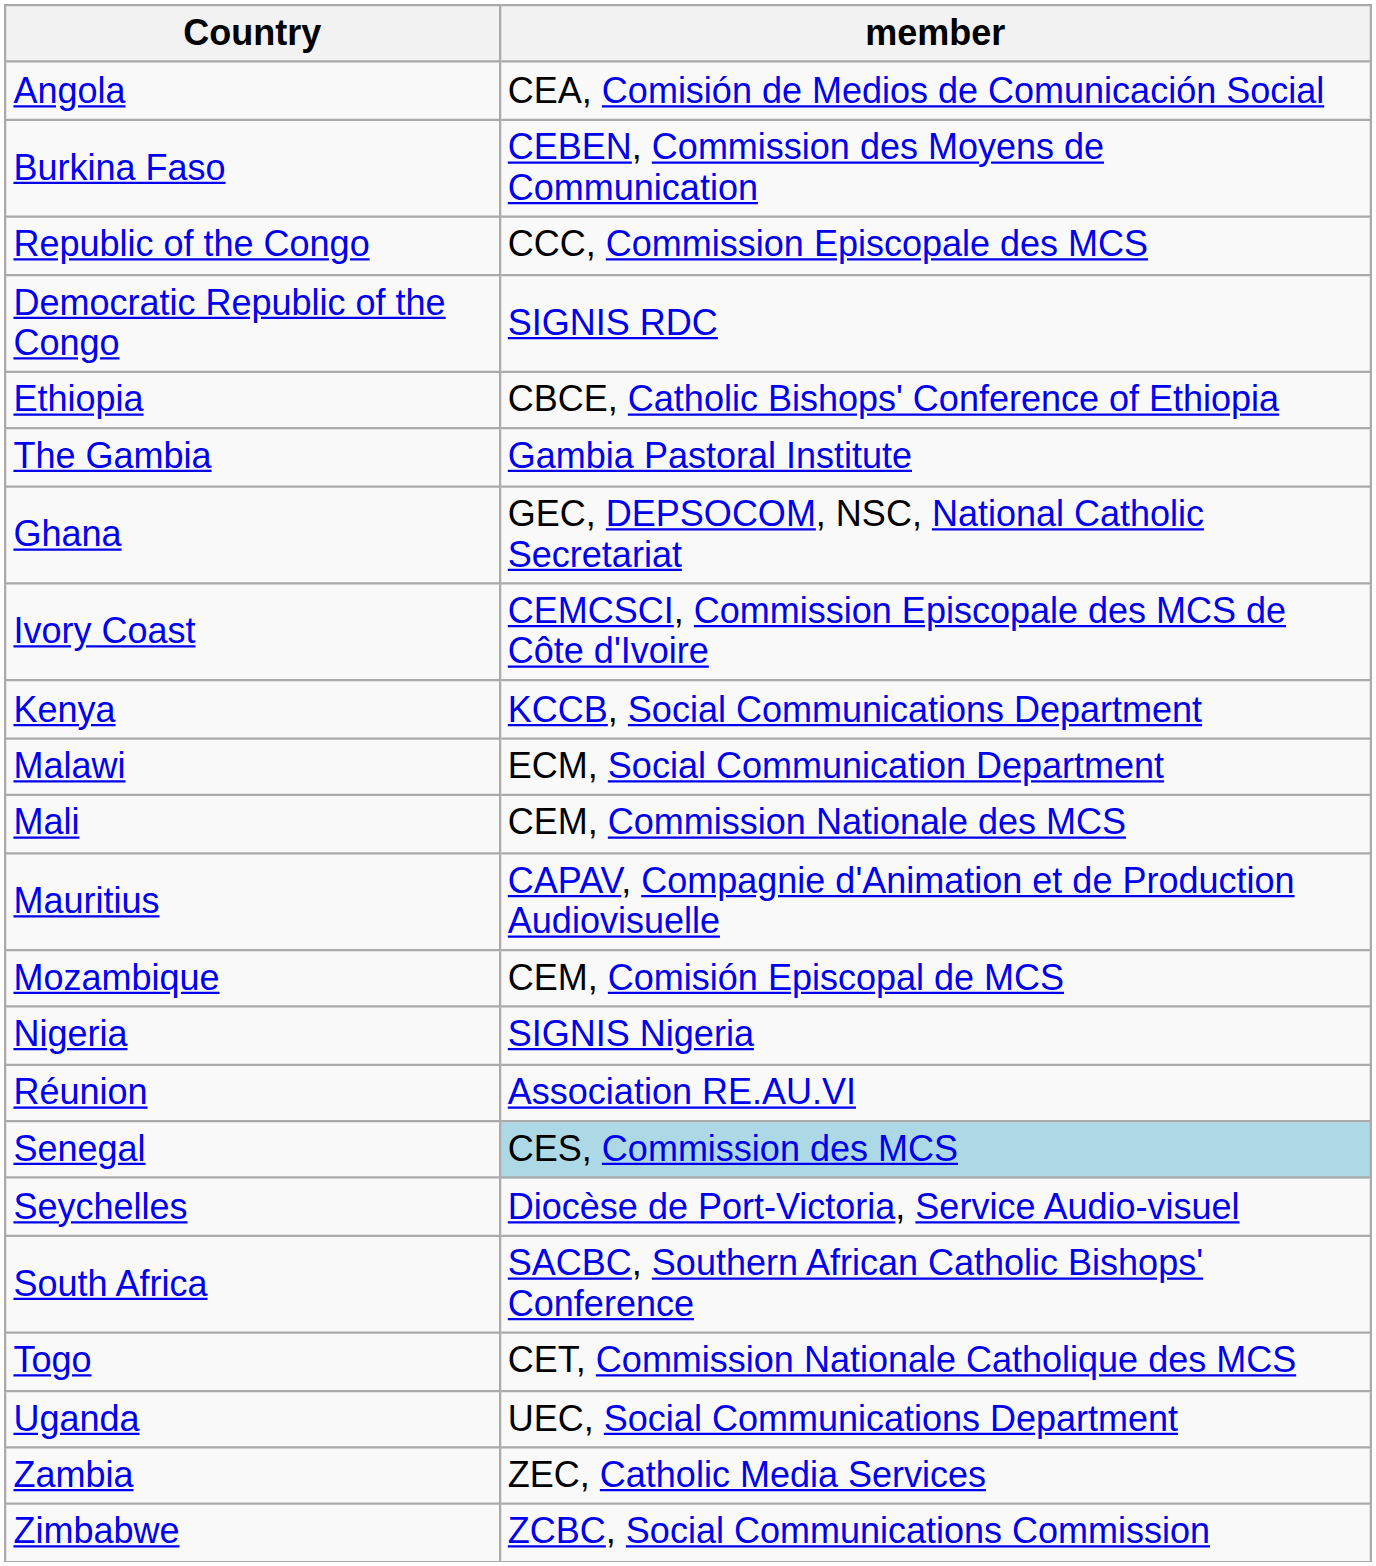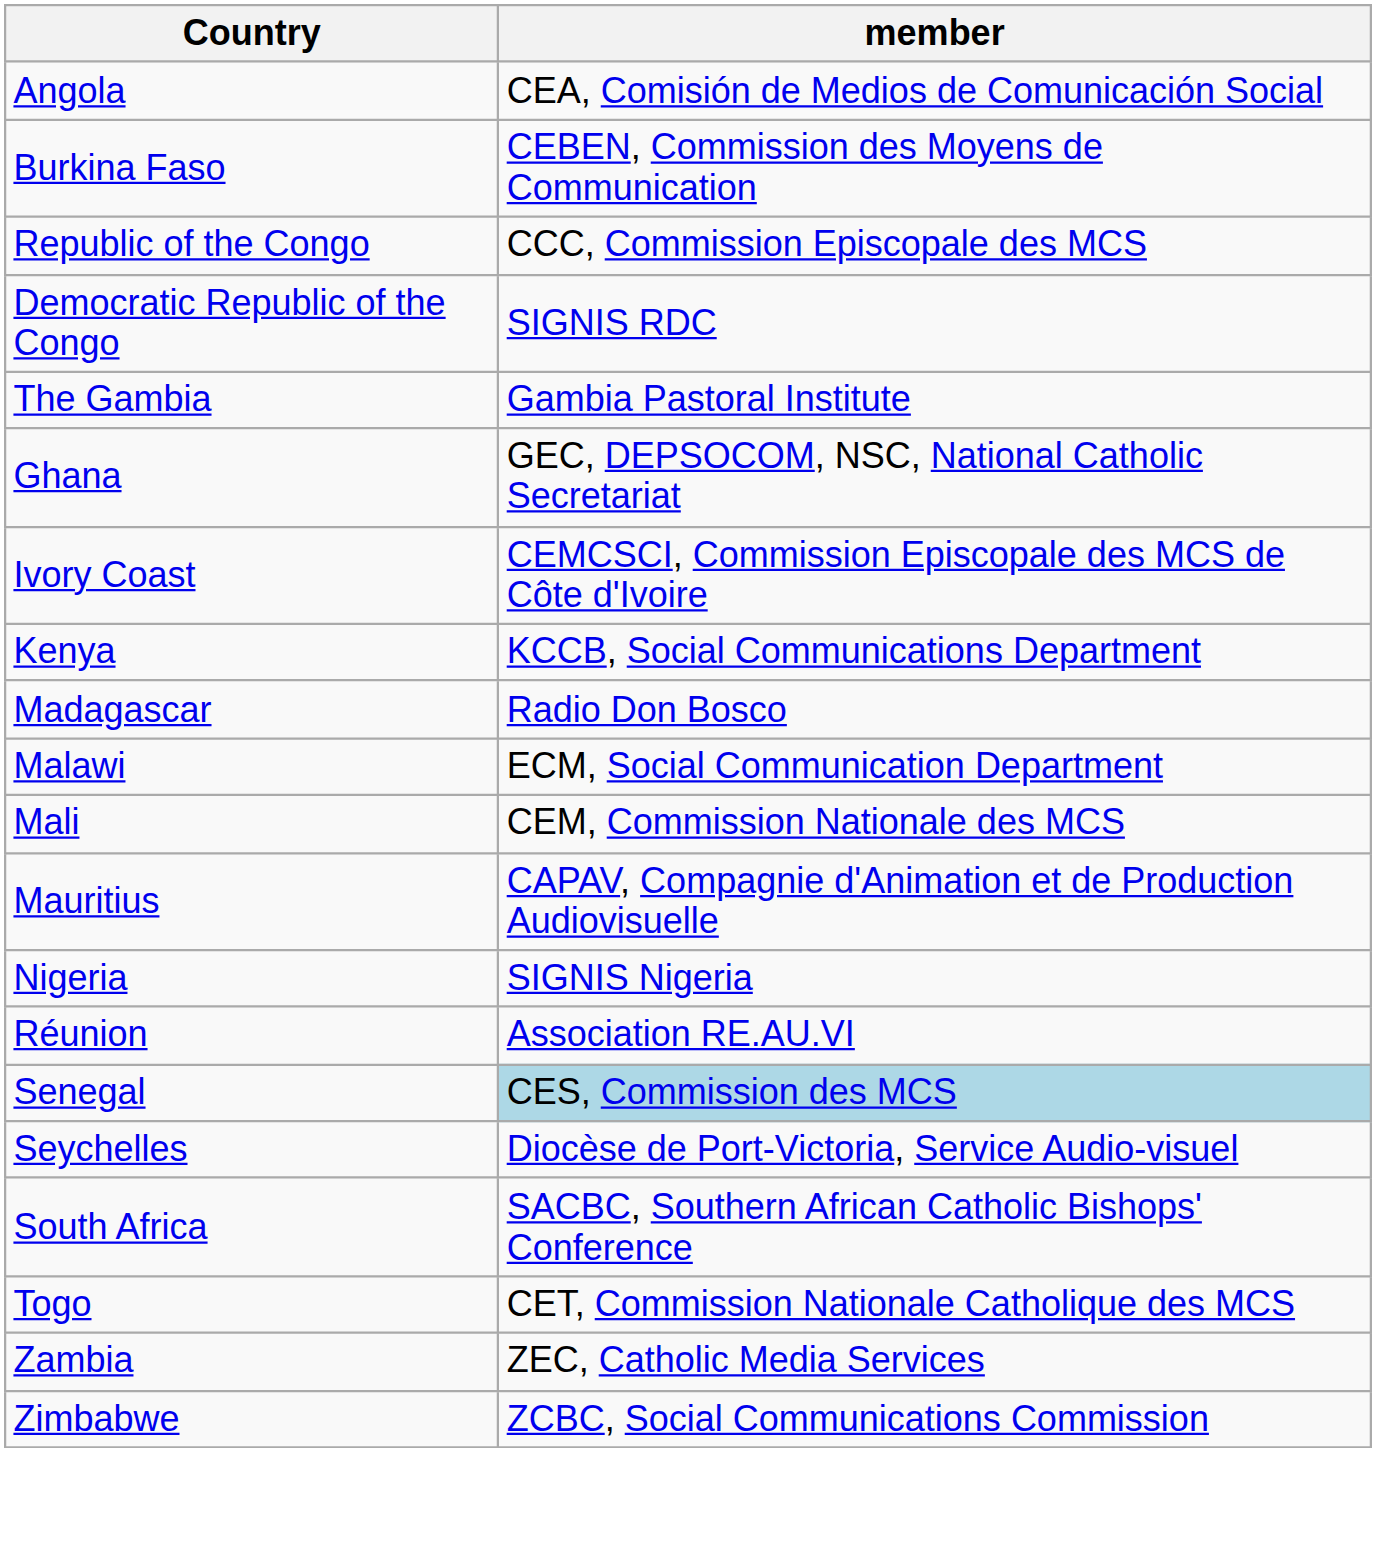- row: (78, 399)
+ row: (112, 708)
- row: (116, 977)
- row: (76, 1417)
